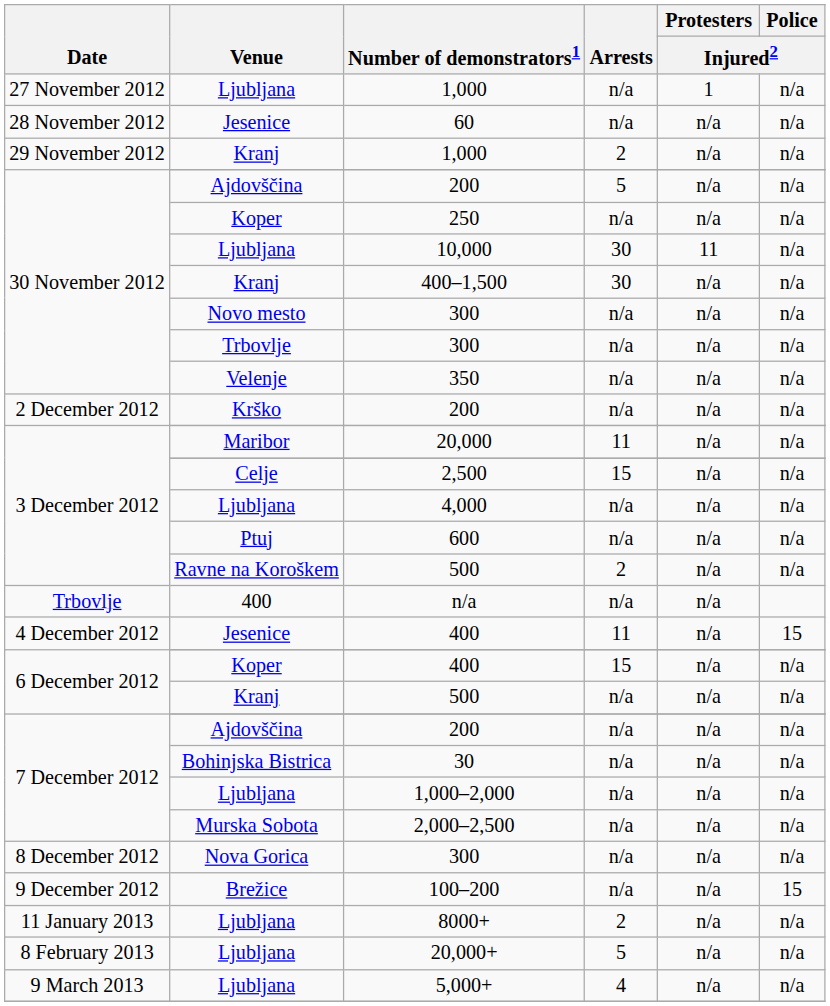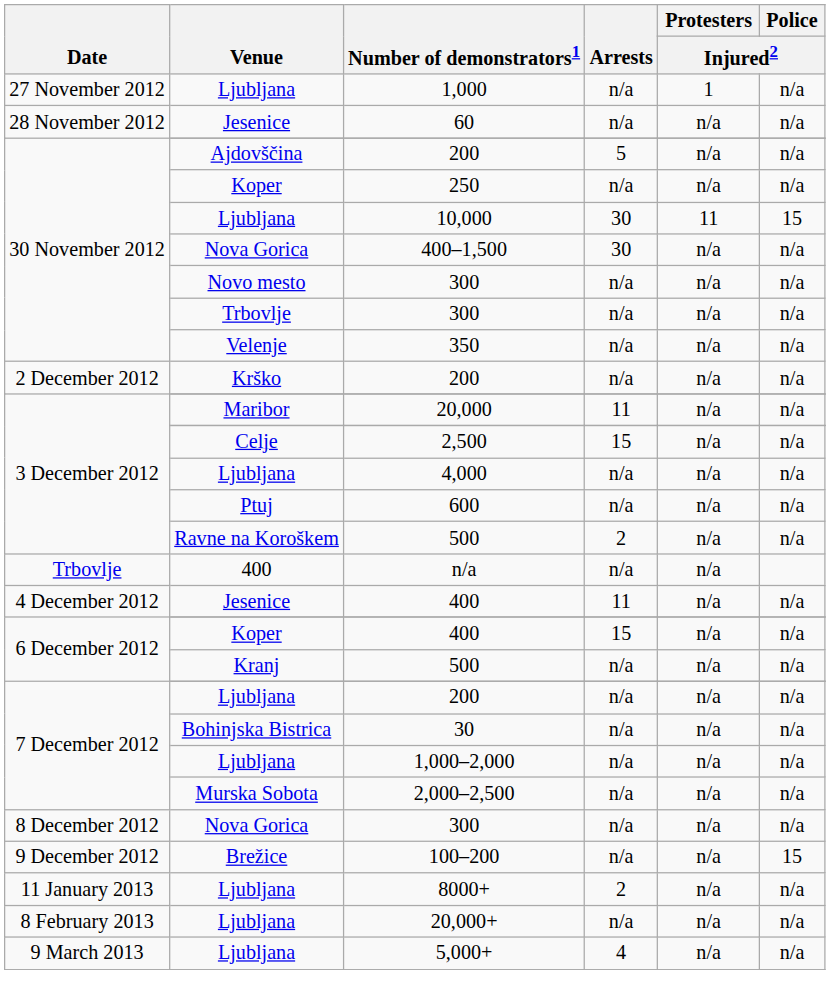- row: (87, 153)
(792, 249) n/a -> (792, 217) 15
(257, 281) Kranj -> (257, 249) Nova Gorica
(792, 633) 15 -> (792, 601) n/a
(257, 729) Ajdovščina -> (257, 697) Ljubljana
(621, 953) 5 -> (621, 921) n/a
